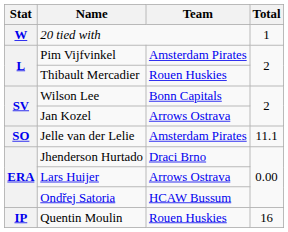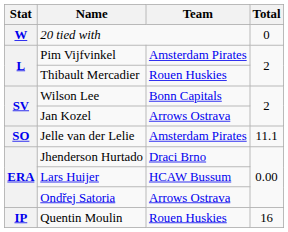(267, 34) 1 -> (267, 34) 0
(190, 177) Arrows Ostrava -> (190, 177) HCAW Bussum
(190, 197) HCAW Bussum -> (190, 197) Arrows Ostrava
